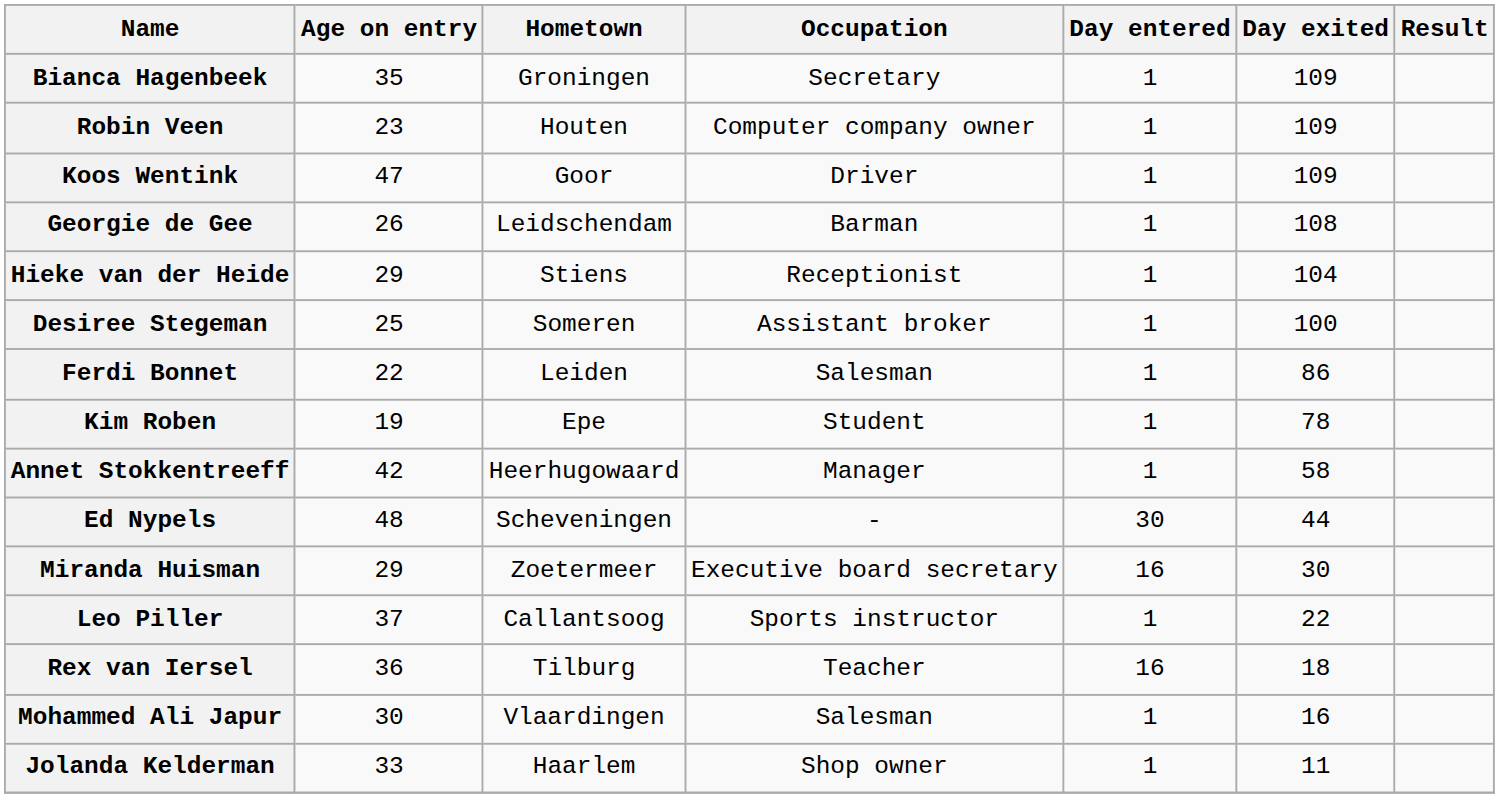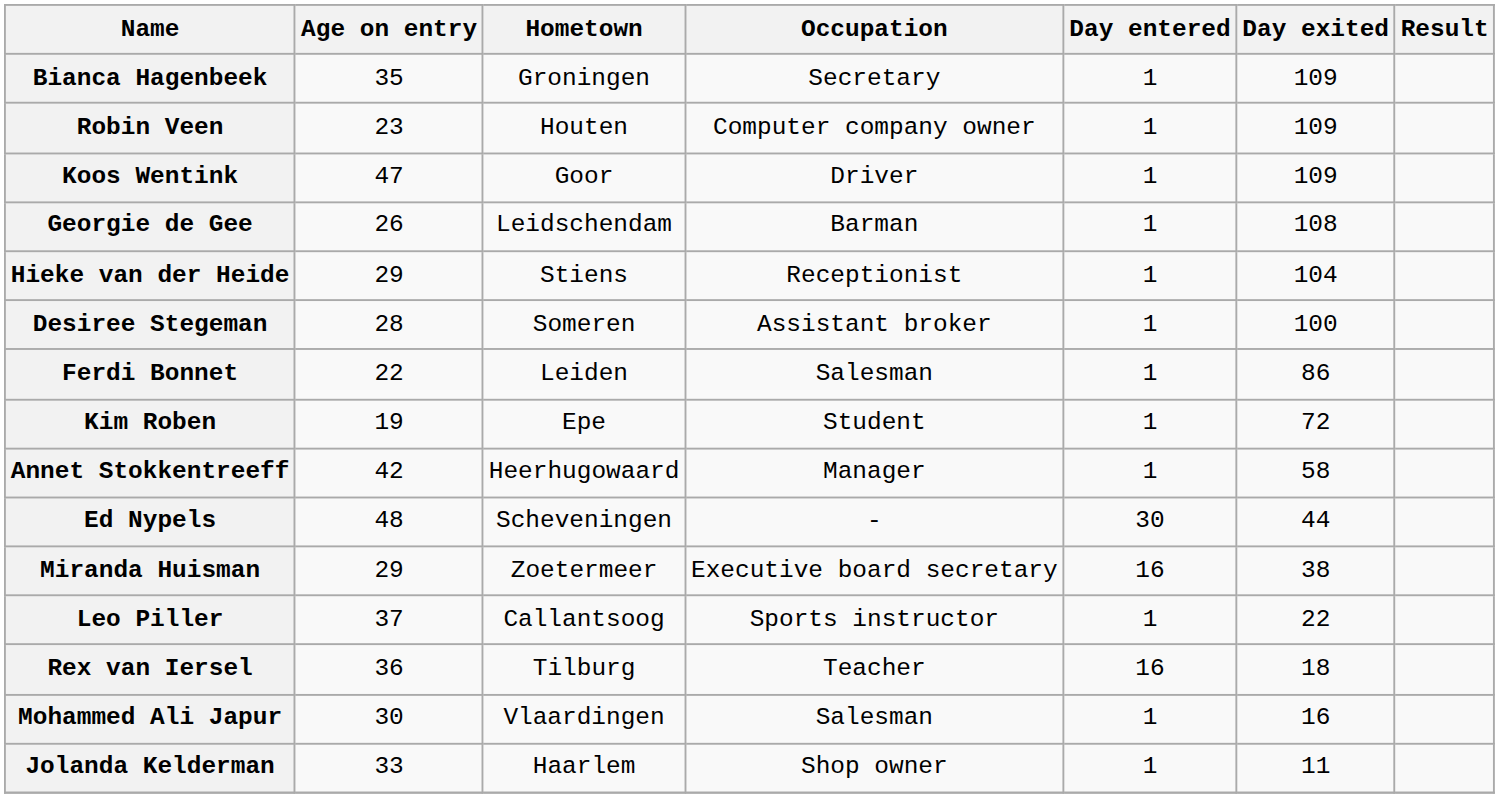(389, 324) 25 -> (389, 324) 28
(1316, 422) 78 -> (1316, 422) 72
(1316, 570) 30 -> (1316, 570) 38
